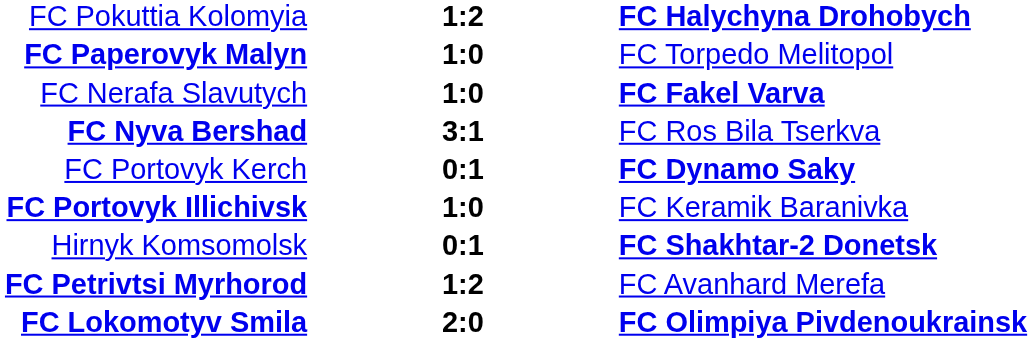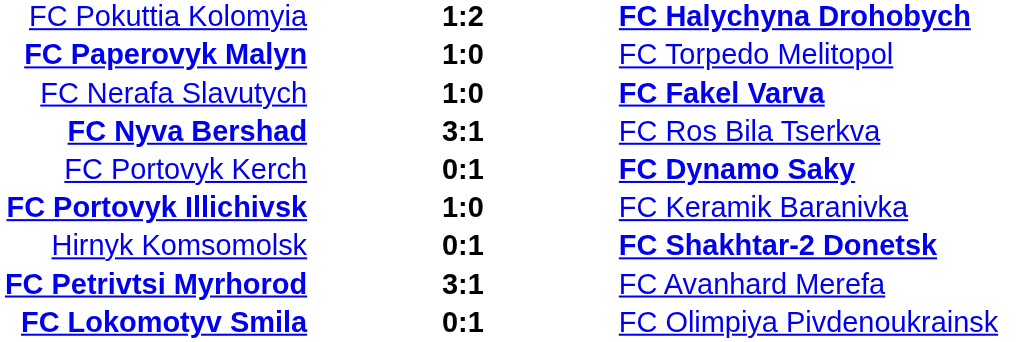(463, 283) 1:2 -> (463, 283) 3:1
(463, 322) 2:0 -> (463, 322) 0:1
(823, 322) bold -> (809, 322) normal
